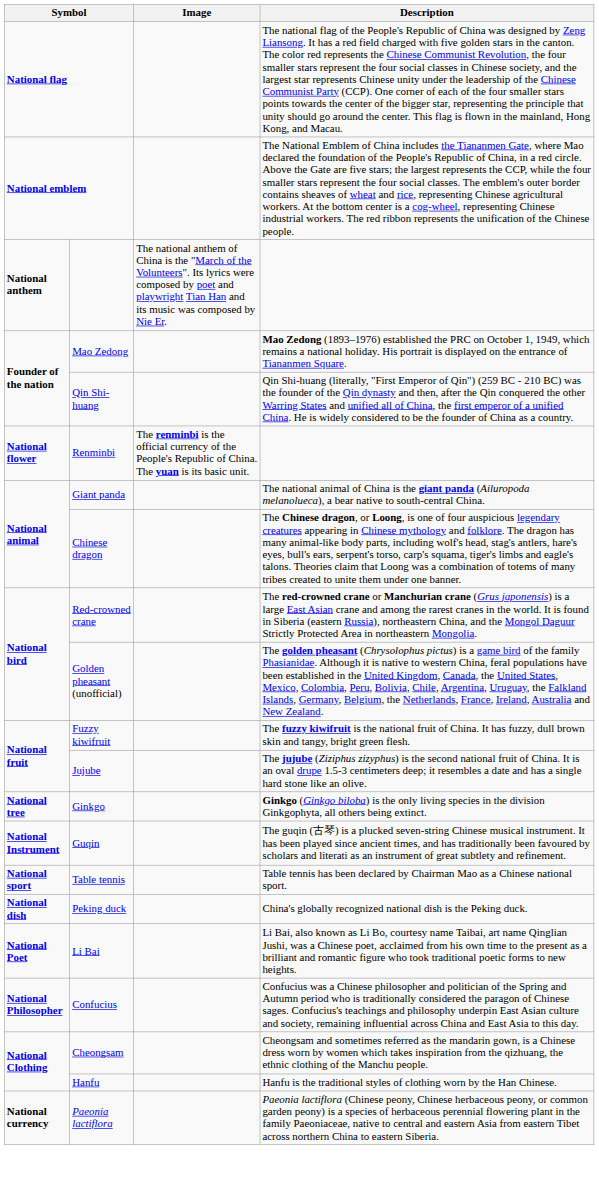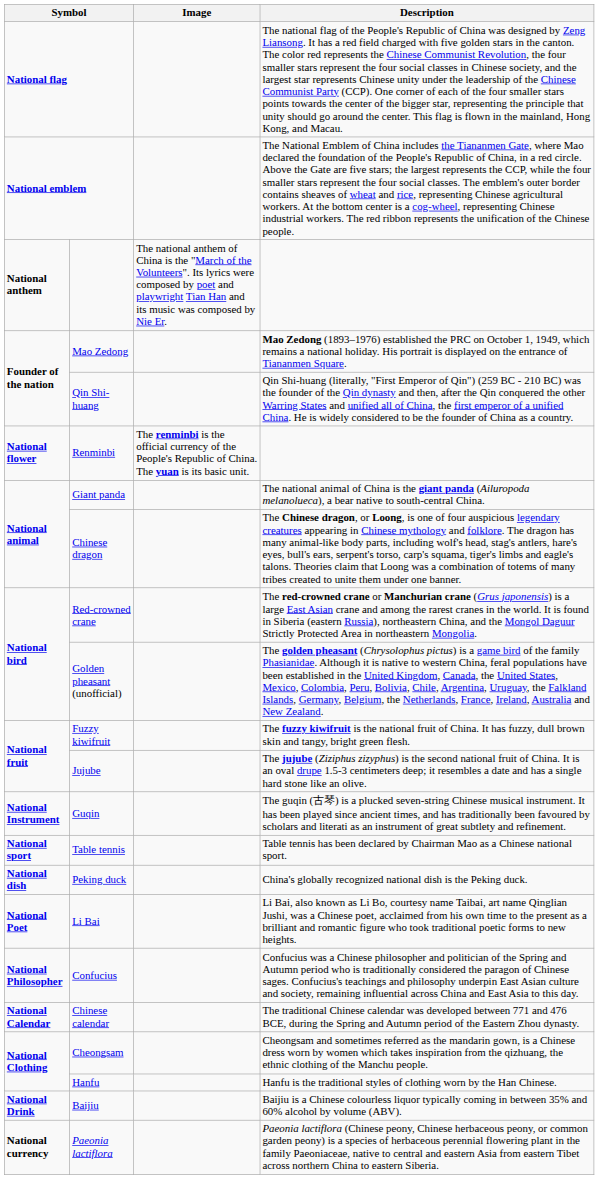- row: (89, 806)
+ row: (91, 1017)
+ row: (85, 1105)
